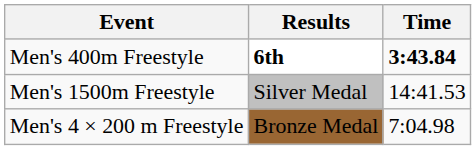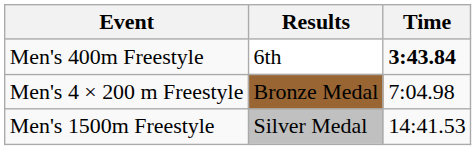(269, 56) bold -> (268, 56) normal
rows swapped: (112, 91) <-> (127, 126)
